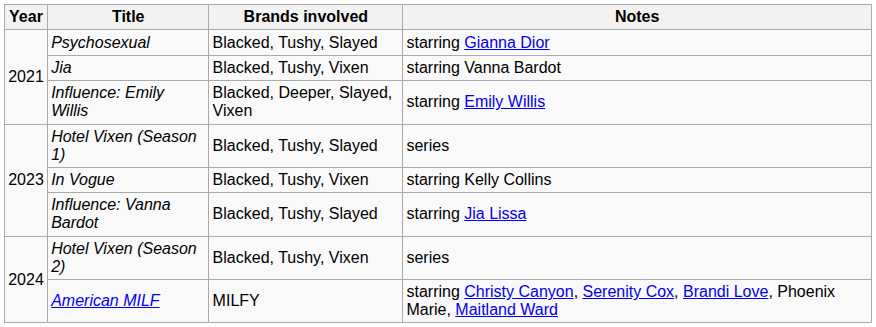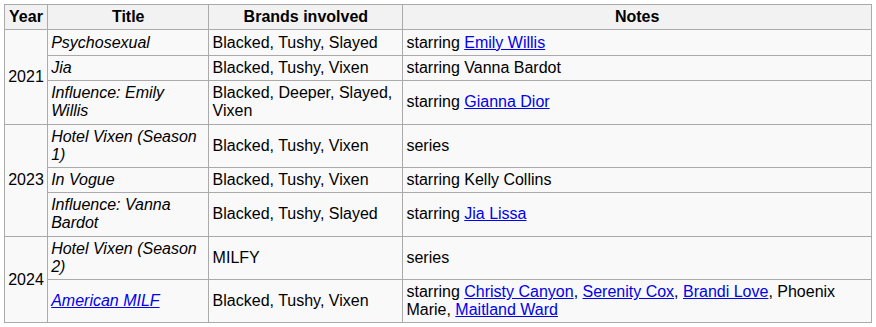(478, 42) starring Gianna Dior -> (476, 42) starring Emily Willis
(476, 102) starring Emily Willis -> (478, 102) starring Gianna Dior
(295, 145) Blacked, Tushy, Slayed -> (291, 145) Blacked, Tushy, Vixen
(291, 257) Blacked, Tushy, Vixen -> (236, 257) MILFY
(236, 301) MILFY -> (291, 301) Blacked, Tushy, Vixen
